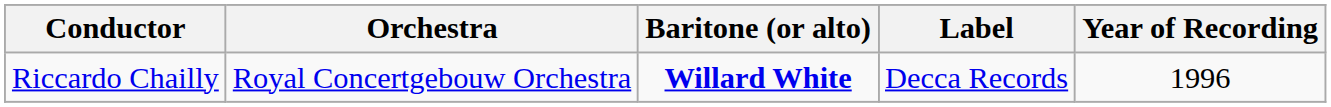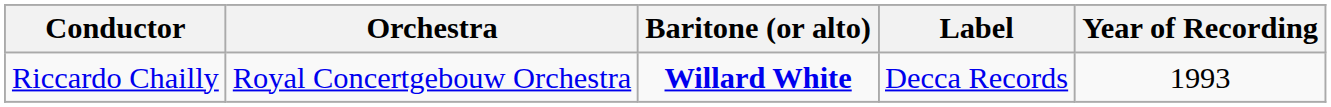(1200, 76) 1996 -> (1200, 76) 1993
